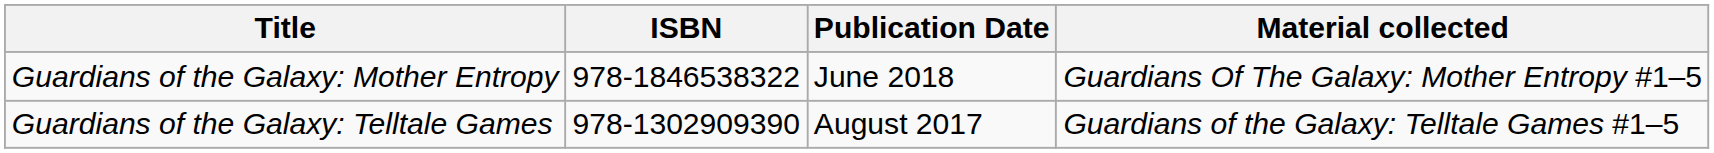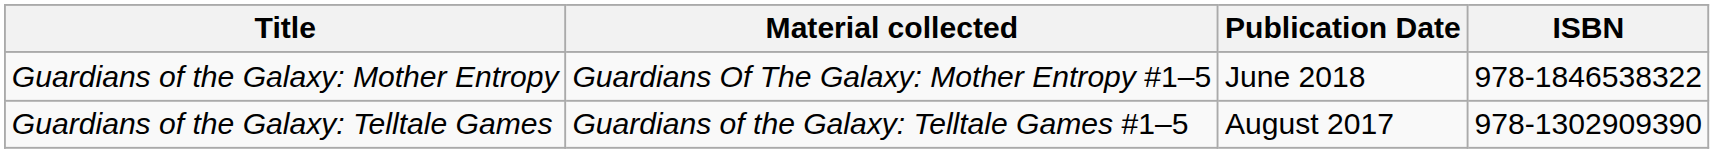columns swapped: (1383, 28) <-> (686, 28)
